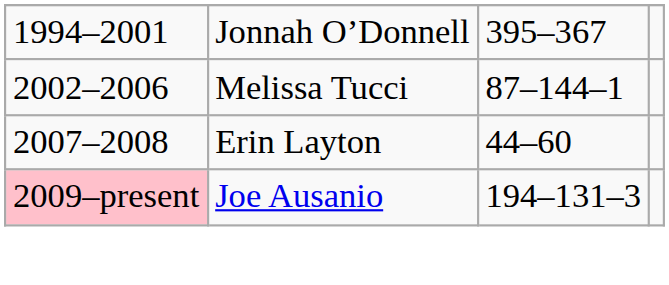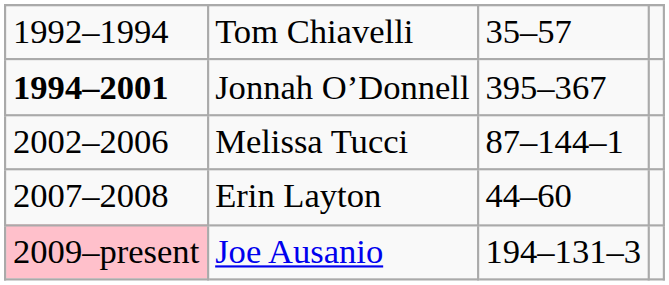+ row: (314, 31)
(91, 31) normal -> (91, 86) bold
